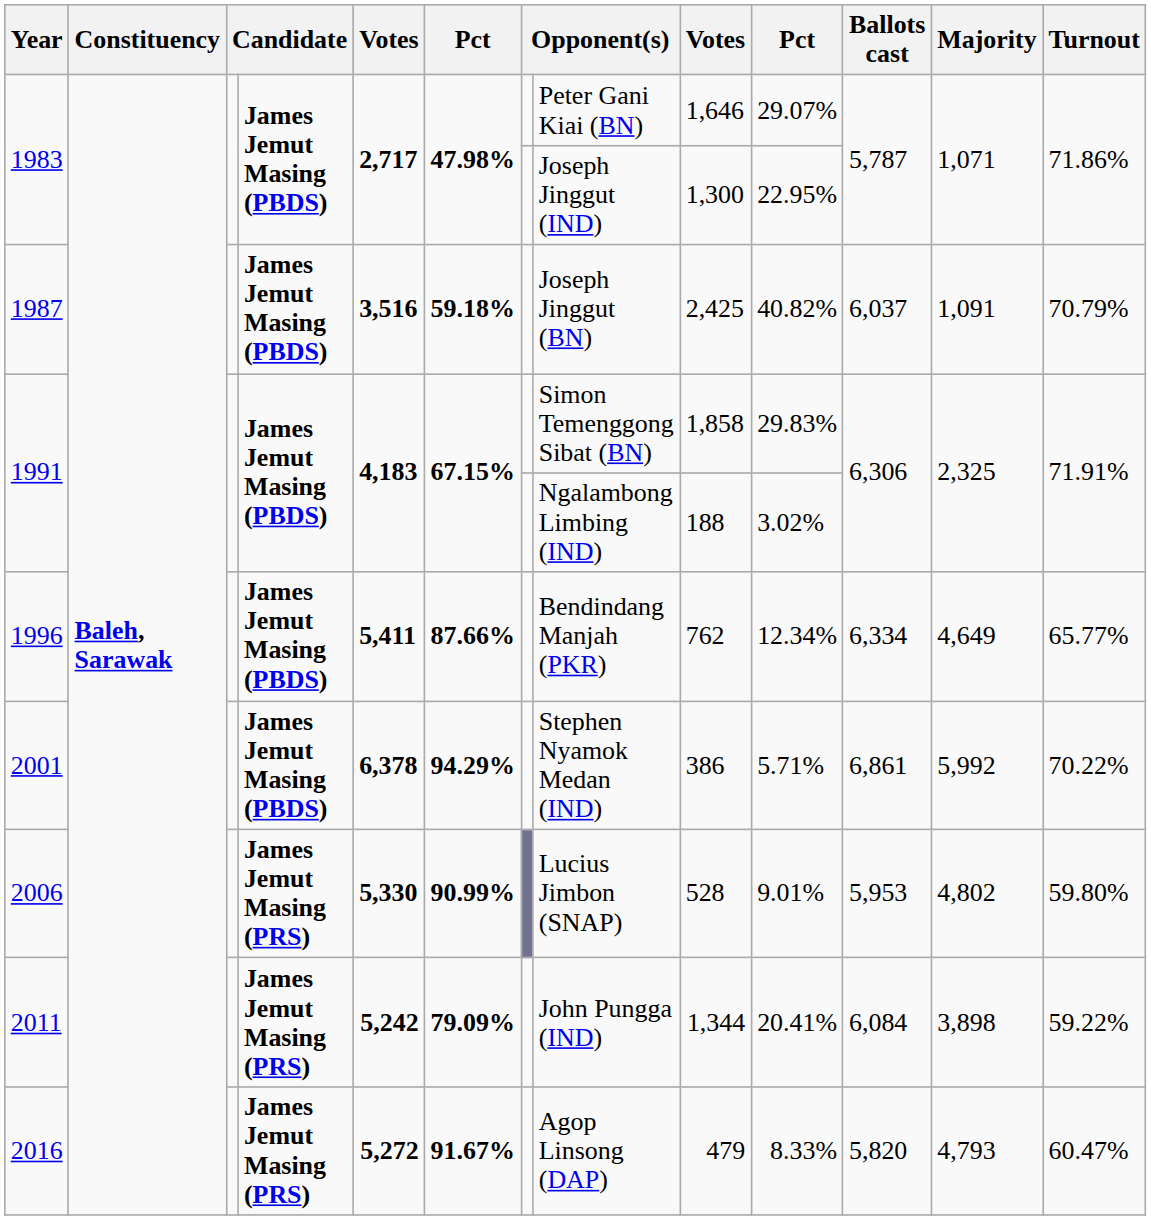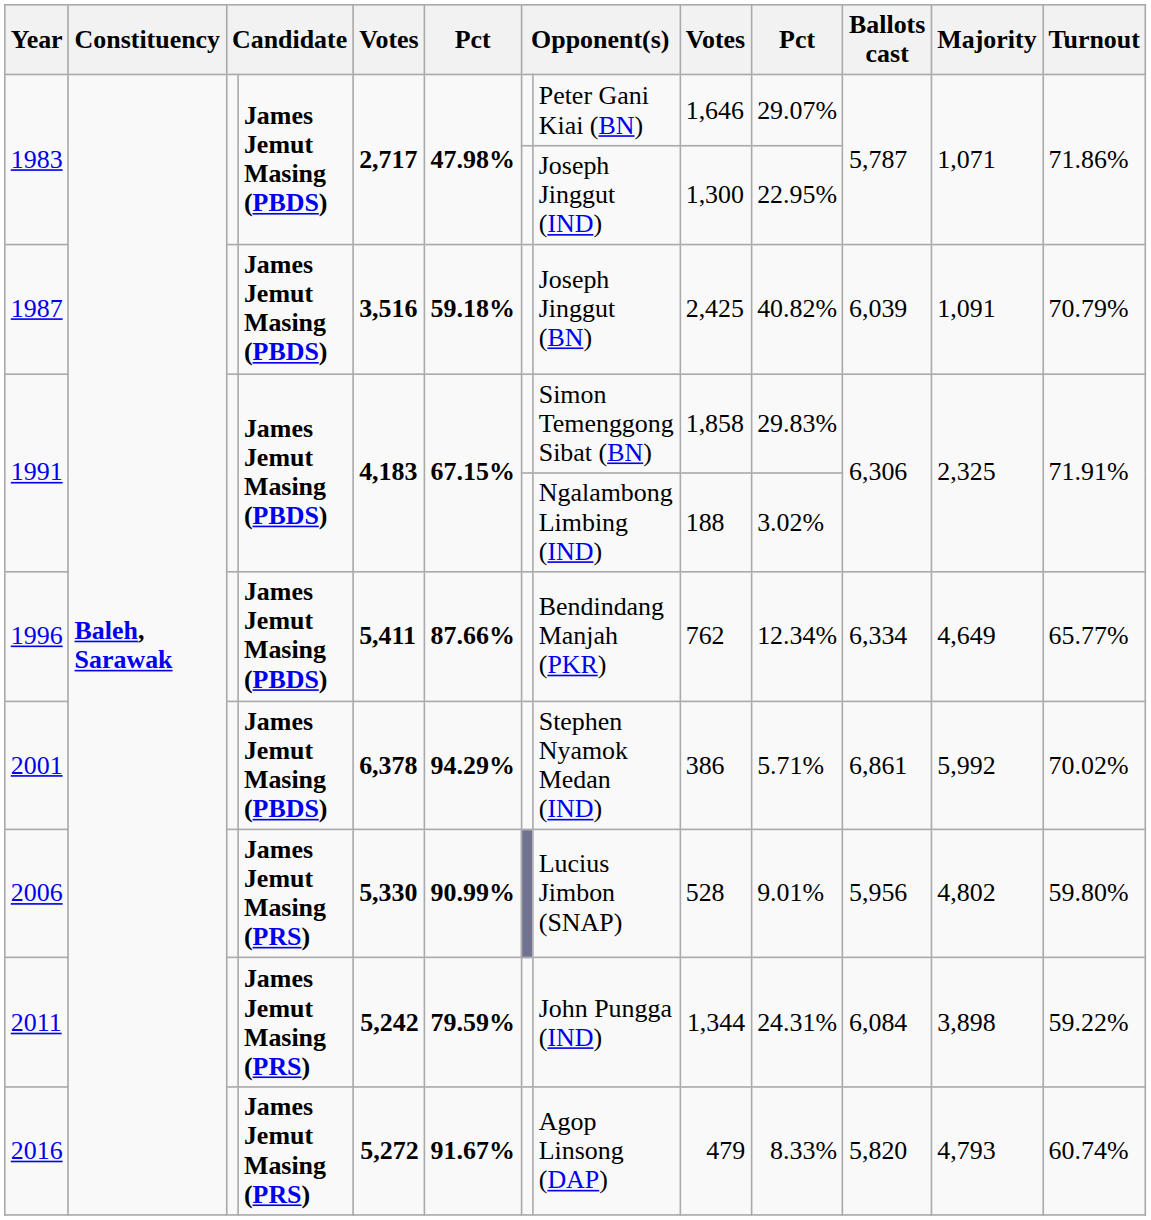(878, 308) 6,037 -> (878, 308) 6,039
(1089, 764) 70.22% -> (1089, 764) 70.02%
(878, 893) 5,953 -> (878, 893) 5,956
(473, 1021) 79.09% -> (473, 1021) 79.59%
(797, 1021) 20.41% -> (797, 1021) 24.31%
(1089, 1150) 60.47% -> (1089, 1150) 60.74%
